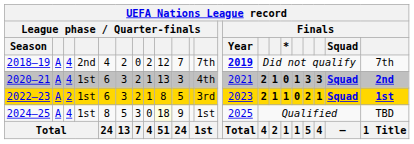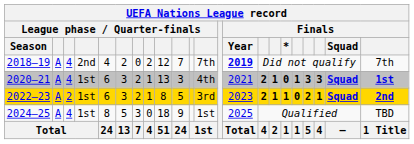(385, 80) 2nd -> (385, 80) 1st
(385, 96) 1st -> (385, 96) 2nd
(163, 113) lightyellow background -> (163, 113) no background
